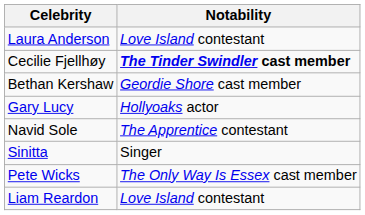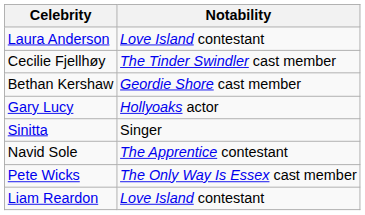(235, 61) bold -> (228, 61) normal
rows swapped: (28, 152) <-> (43, 130)
